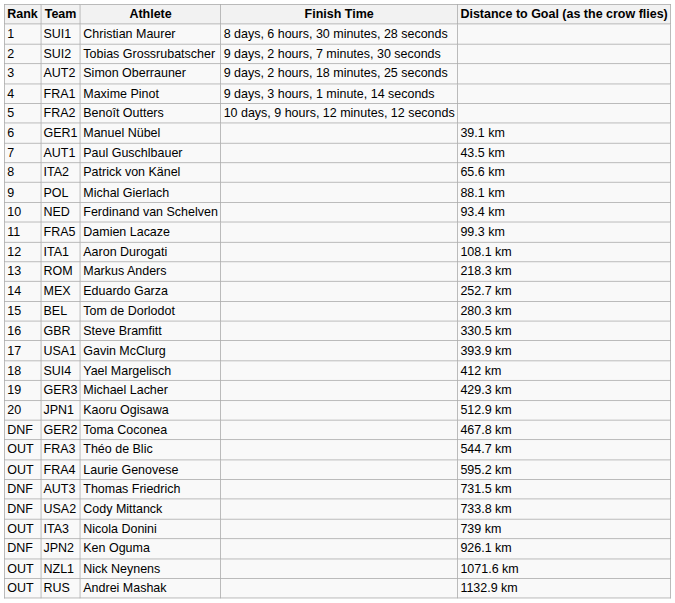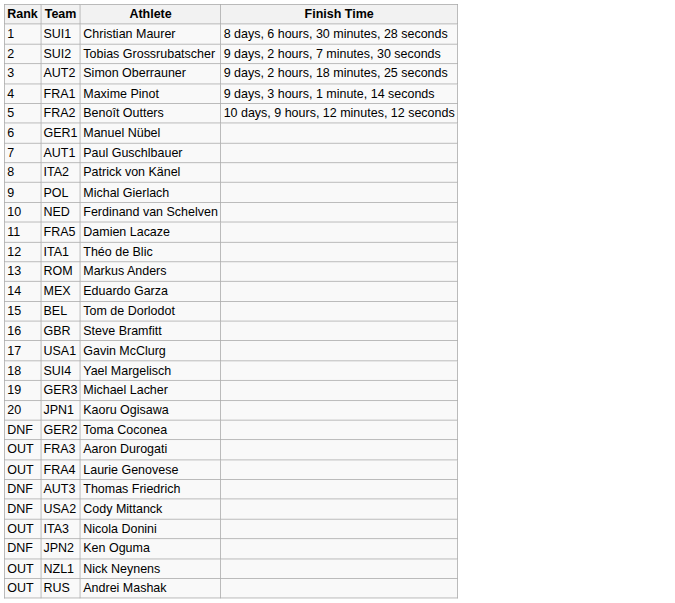- column: (564, 14)
(125, 251) Aaron Durogati -> (118, 251) Théo de Blic
(118, 449) Théo de Blic -> (125, 449) Aaron Durogati
